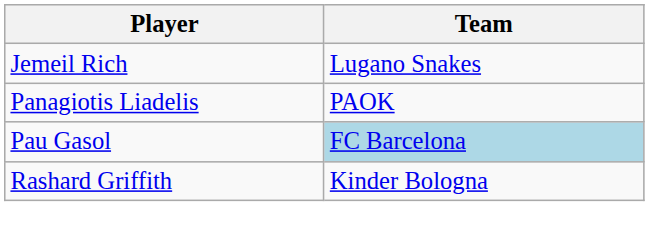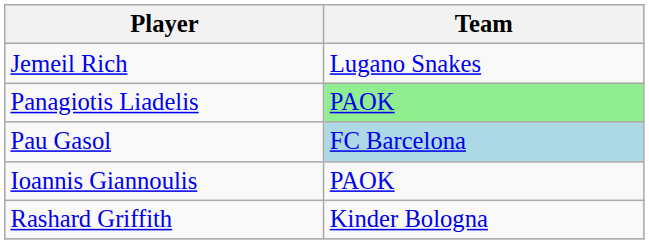(362, 102) no background -> (362, 102) lightgreen background
+ row: (104, 180)
